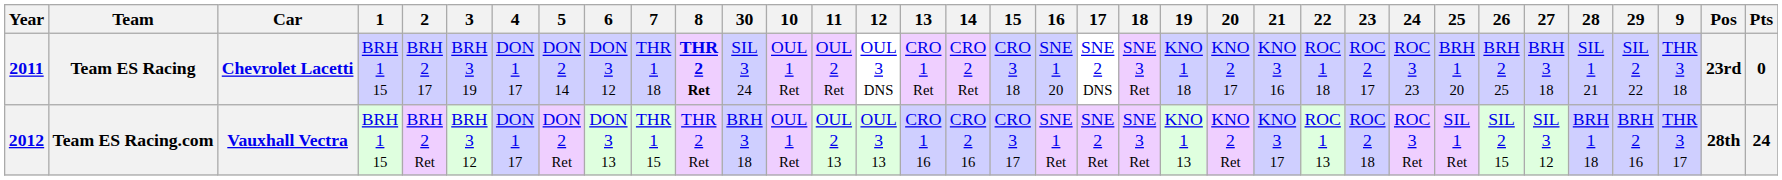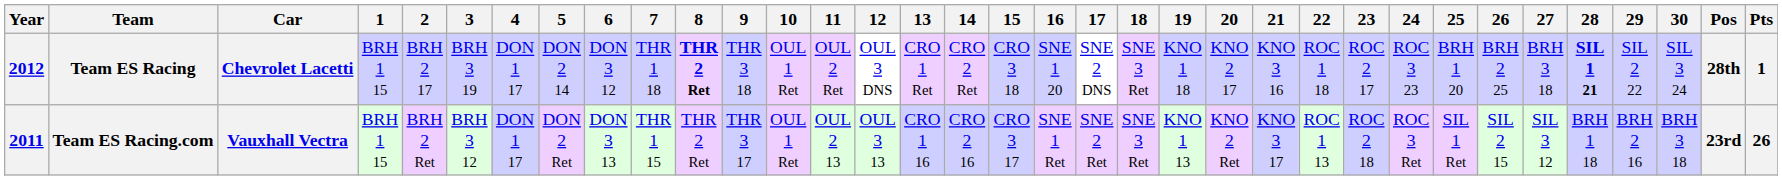columns swapped: (1680, 18) <-> (744, 18)
(27, 68) 2011 -> (27, 68) 2012
(1591, 67) normal -> (1590, 68) bold
(1724, 68) 23rd -> (1724, 68) 28th
(1761, 68) 0 -> (1761, 68) 1
(27, 139) 2012 -> (27, 139) 2011
(1724, 139) 28th -> (1724, 139) 23rd
(1761, 139) 24 -> (1761, 139) 26
